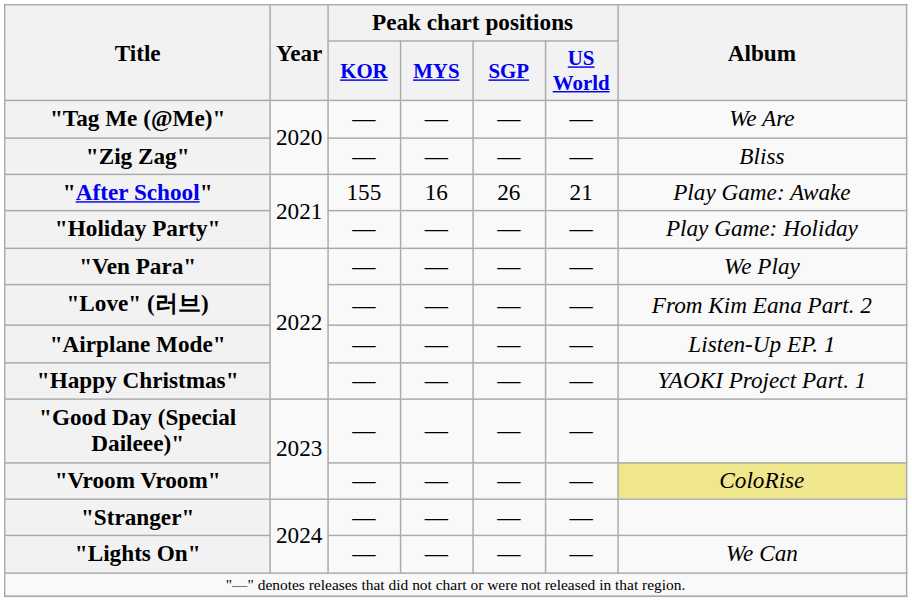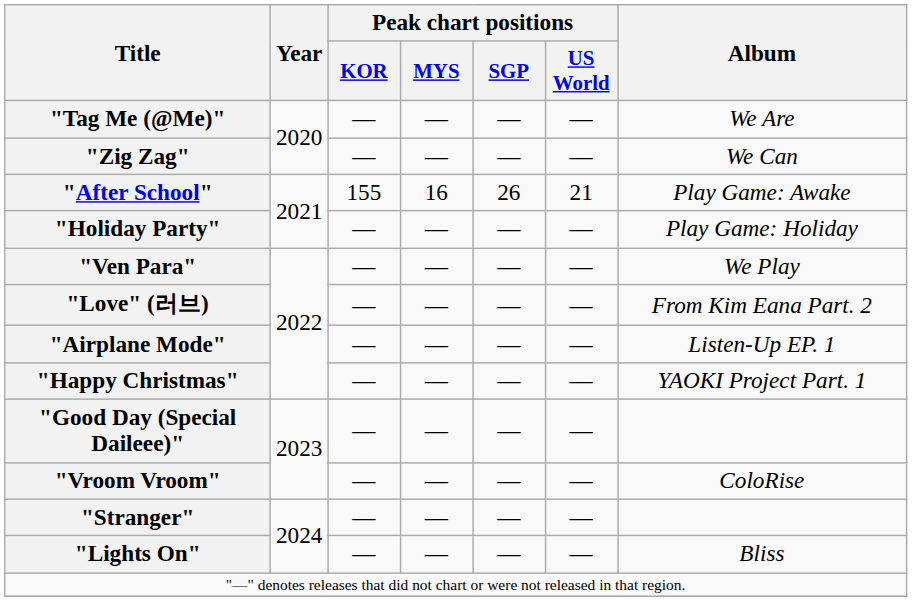(762, 155) Bliss -> (762, 155) We Can
(762, 480) khaki background -> (762, 480) no background
(762, 553) We Can -> (762, 553) Bliss
